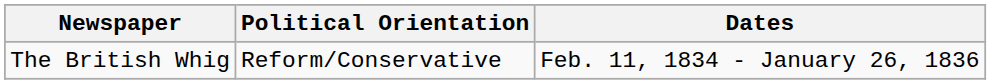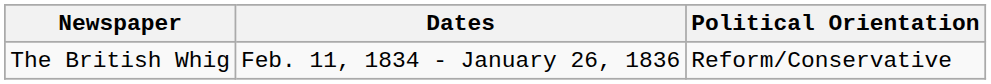columns swapped: (760, 24) <-> (385, 24)
